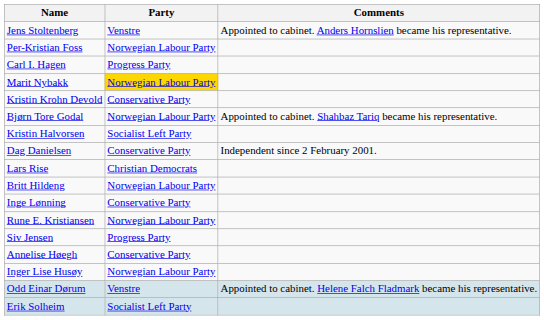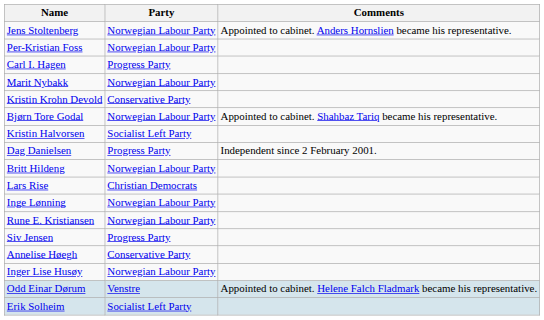(124, 30) Venstre -> (161, 30) Norwegian Labour Party
(161, 82) gold background -> (161, 82) no background
(149, 151) Conservative Party -> (139, 151) Progress Party
rows swapped: (28, 168) <-> (36, 185)
(149, 202) Conservative Party -> (161, 202) Norwegian Labour Party
